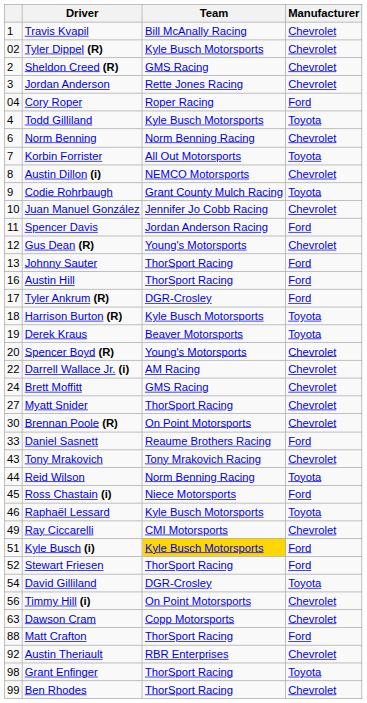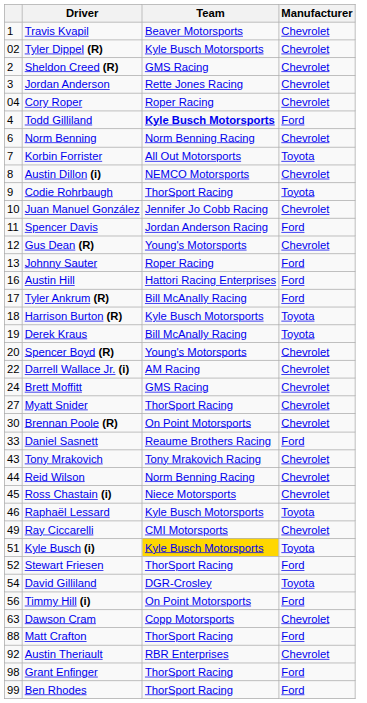(196, 31) Bill McAnally Racing -> (194, 31) Beaver Motorsports
(300, 102) Ford -> (305, 102) Chevrolet
(204, 120) normal -> (210, 120) bold
(305, 120) Toyota -> (293, 120) Ford
(214, 192) Grant County Mulch Racing -> (189, 192) ThorSport Racing
(189, 263) ThorSport Racing -> (179, 263) Roper Racing
(189, 281) ThorSport Racing -> (211, 281) Hattori Racing Enterprises
(178, 298) DGR-Crosley -> (196, 298) Bill McAnally Racing
(194, 334) Beaver Motorsports -> (196, 334) Bill McAnally Racing
(305, 476) Toyota -> (305, 476) Chevrolet
(300, 494) Ford -> (305, 494) Chevrolet
(300, 548) Ford -> (298, 548) Toyota
(312, 601) Chevrolet -> (293, 601) Ford
(305, 672) Toyota -> (293, 672) Ford
(312, 690) Chevrolet -> (293, 690) Ford
